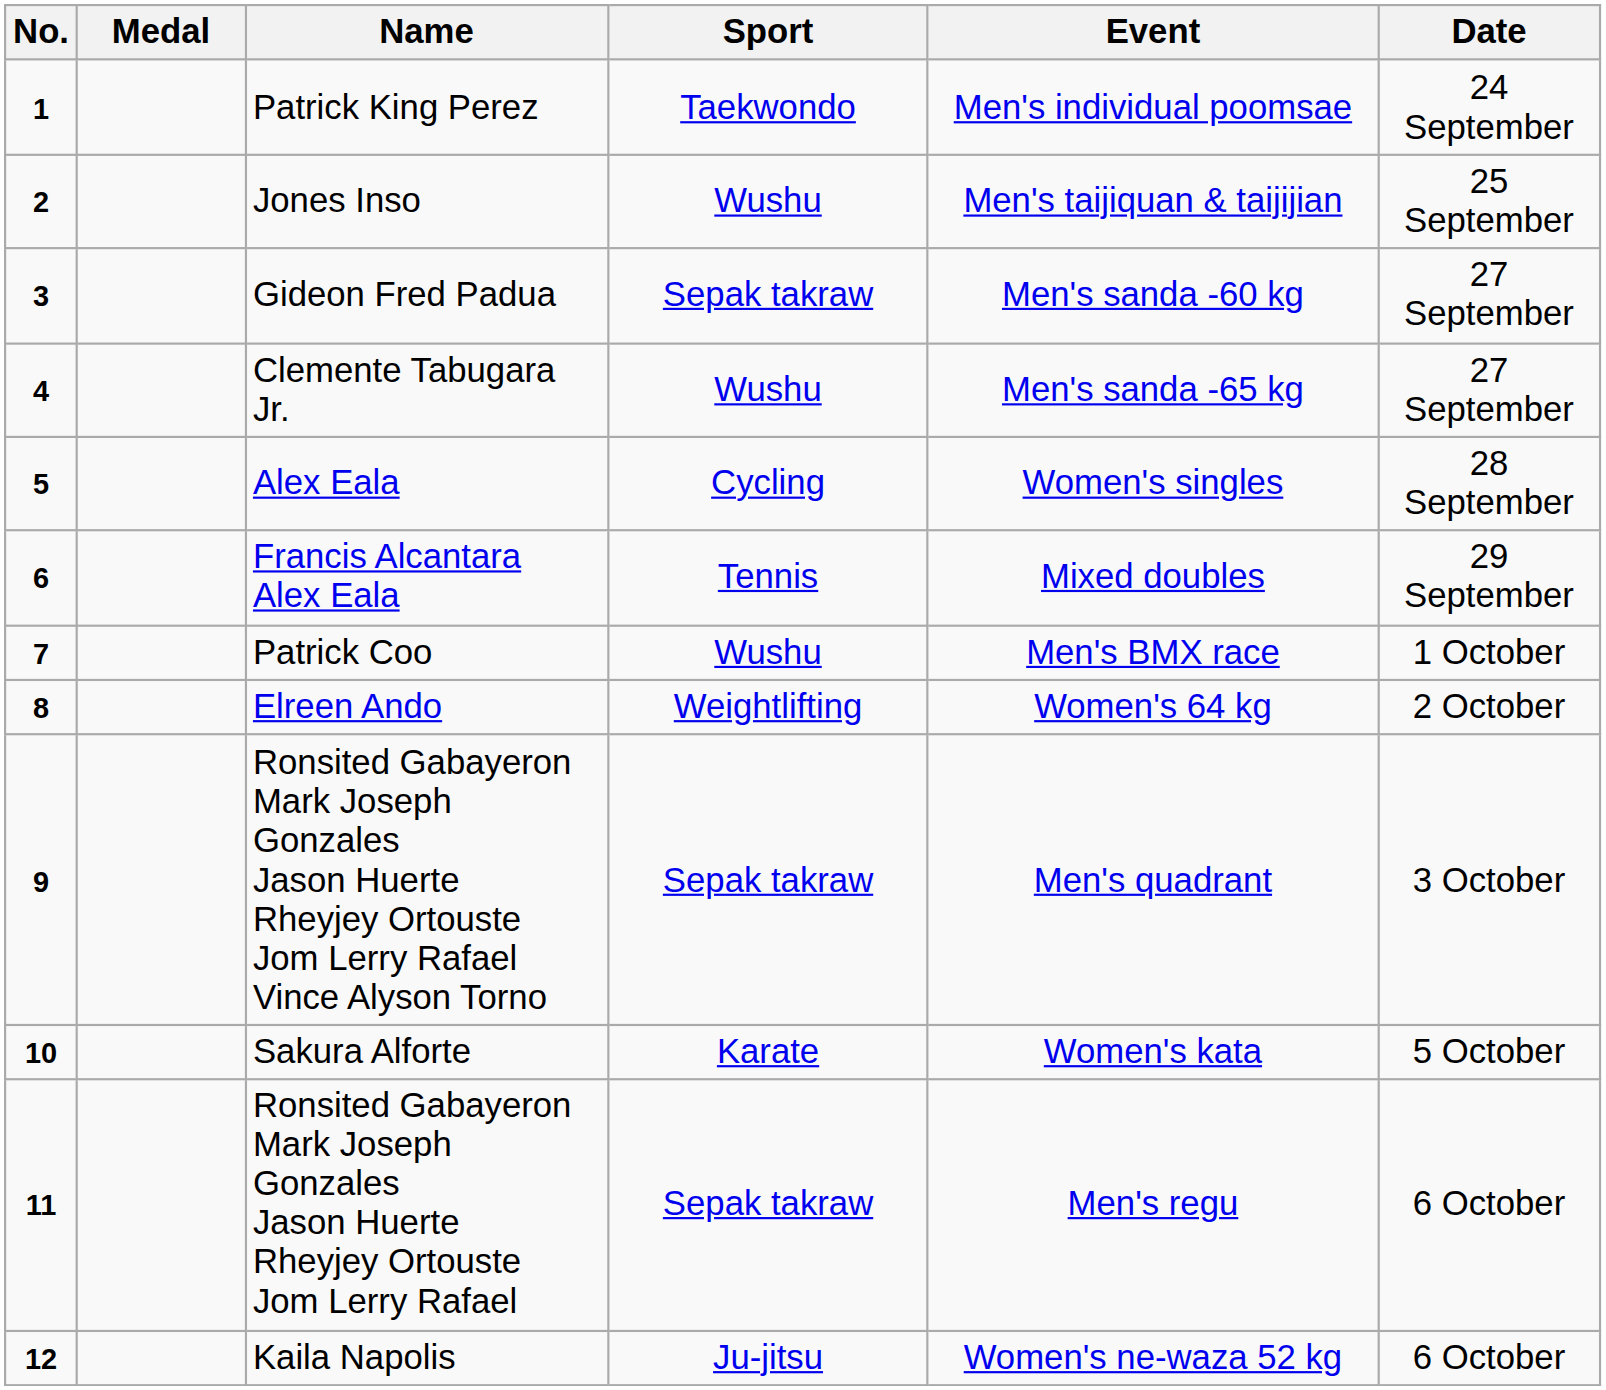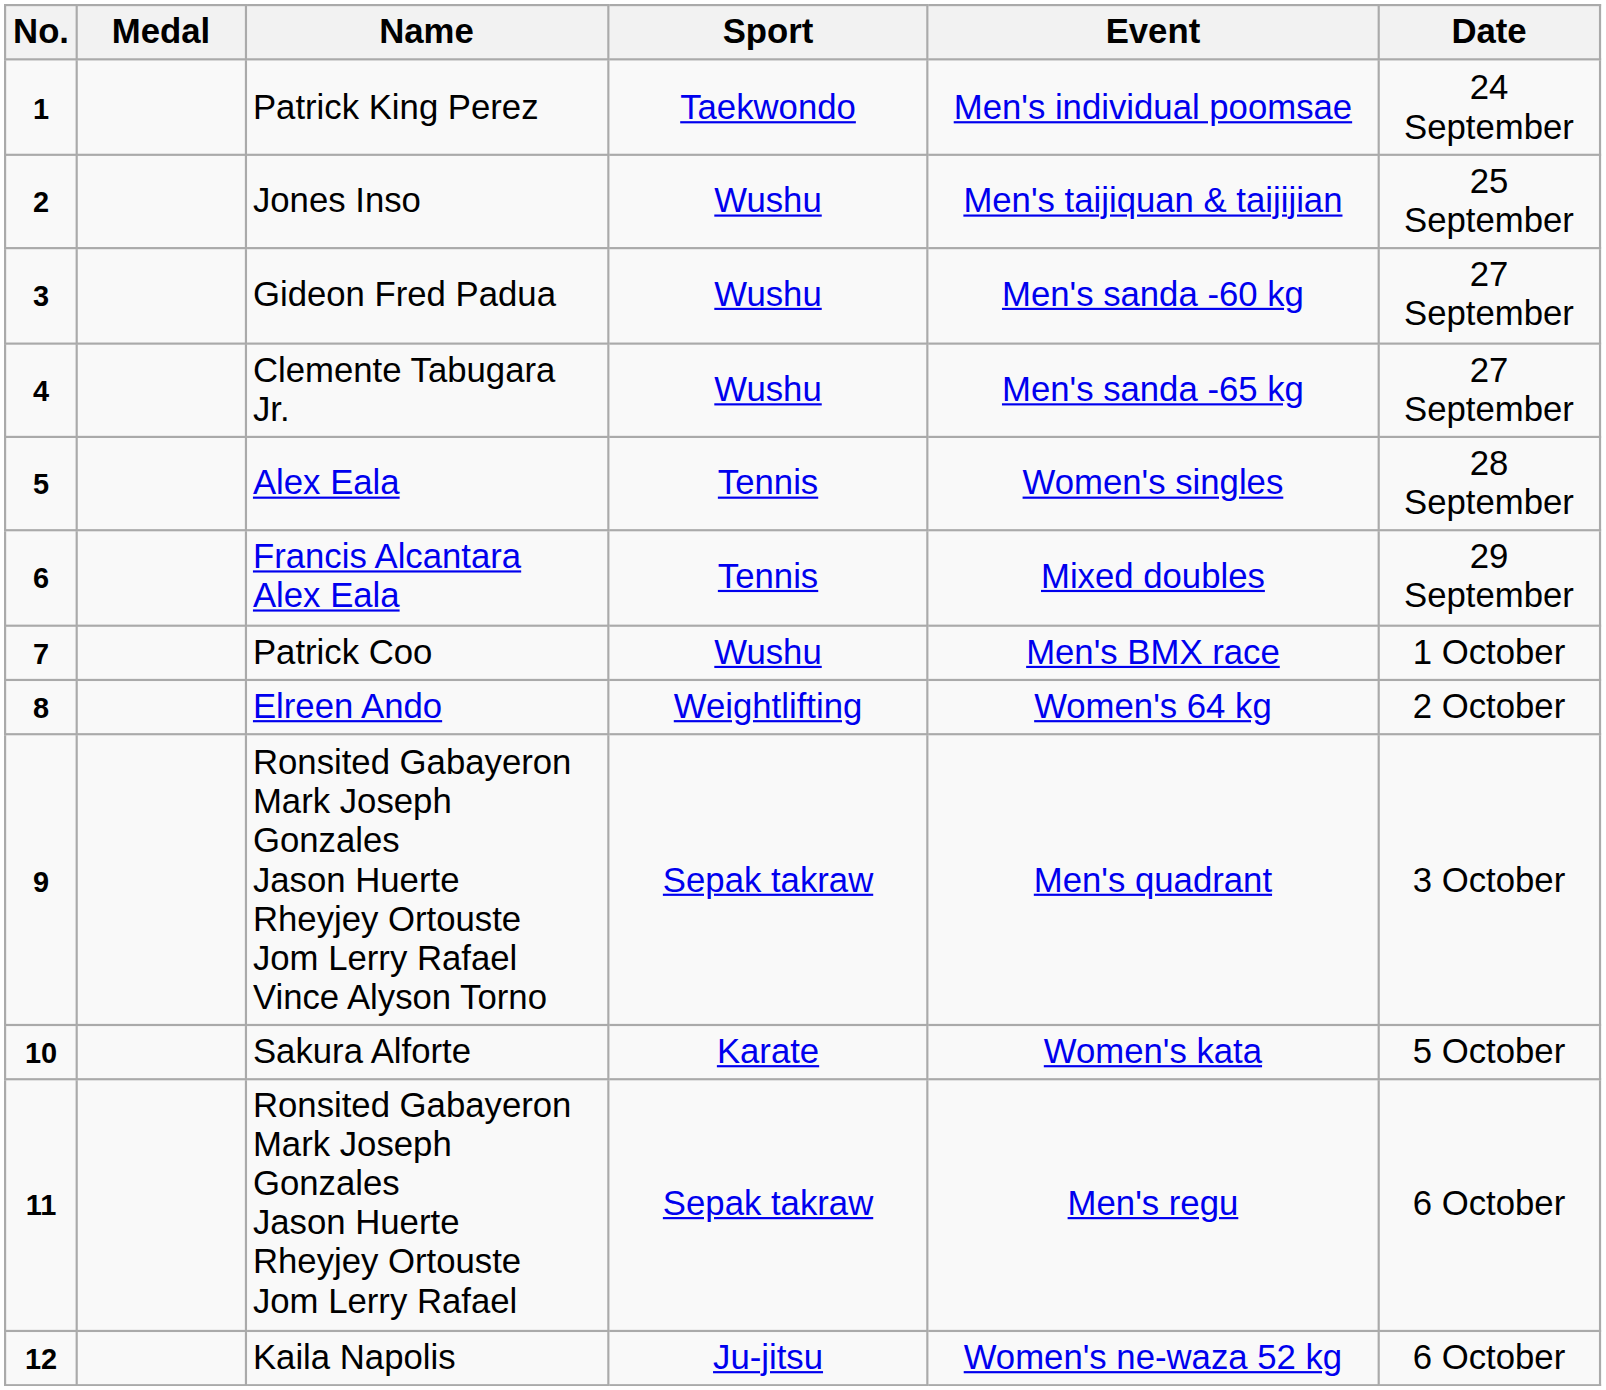(768, 294) Sepak takraw -> (768, 294) Wushu
(768, 483) Cycling -> (768, 483) Tennis
